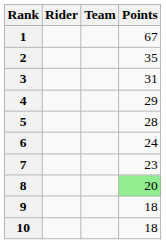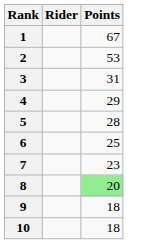- column: (100, 15)
(151, 57) 35 -> (113, 57) 53
(151, 143) 24 -> (113, 143) 25
